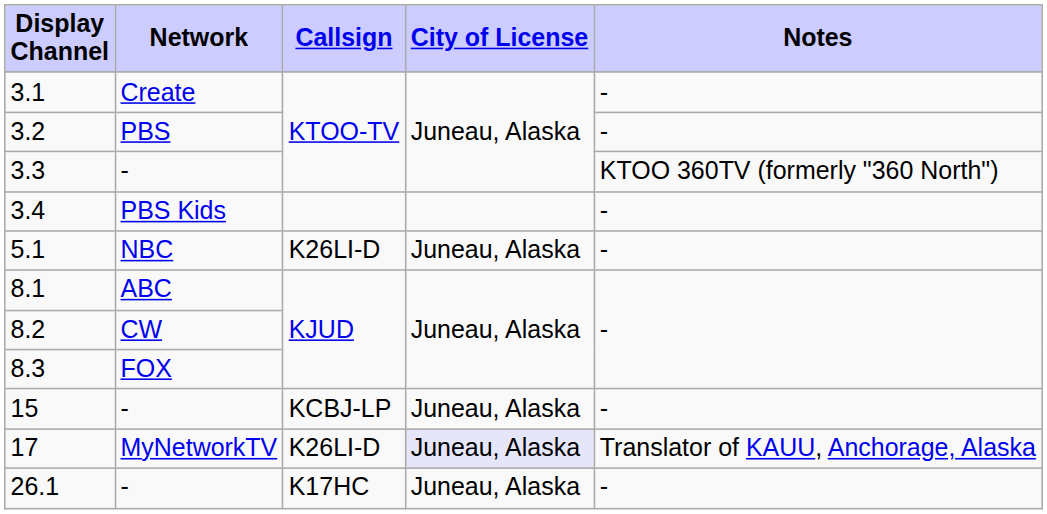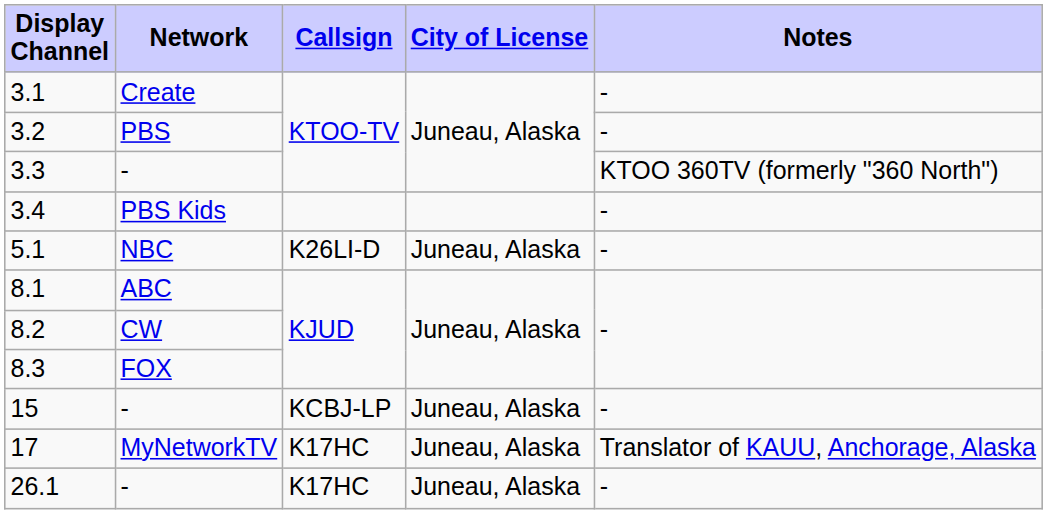(335, 448) K26LI-D -> (329, 448) K17HC
(495, 448) lavender background -> (495, 448) no background
